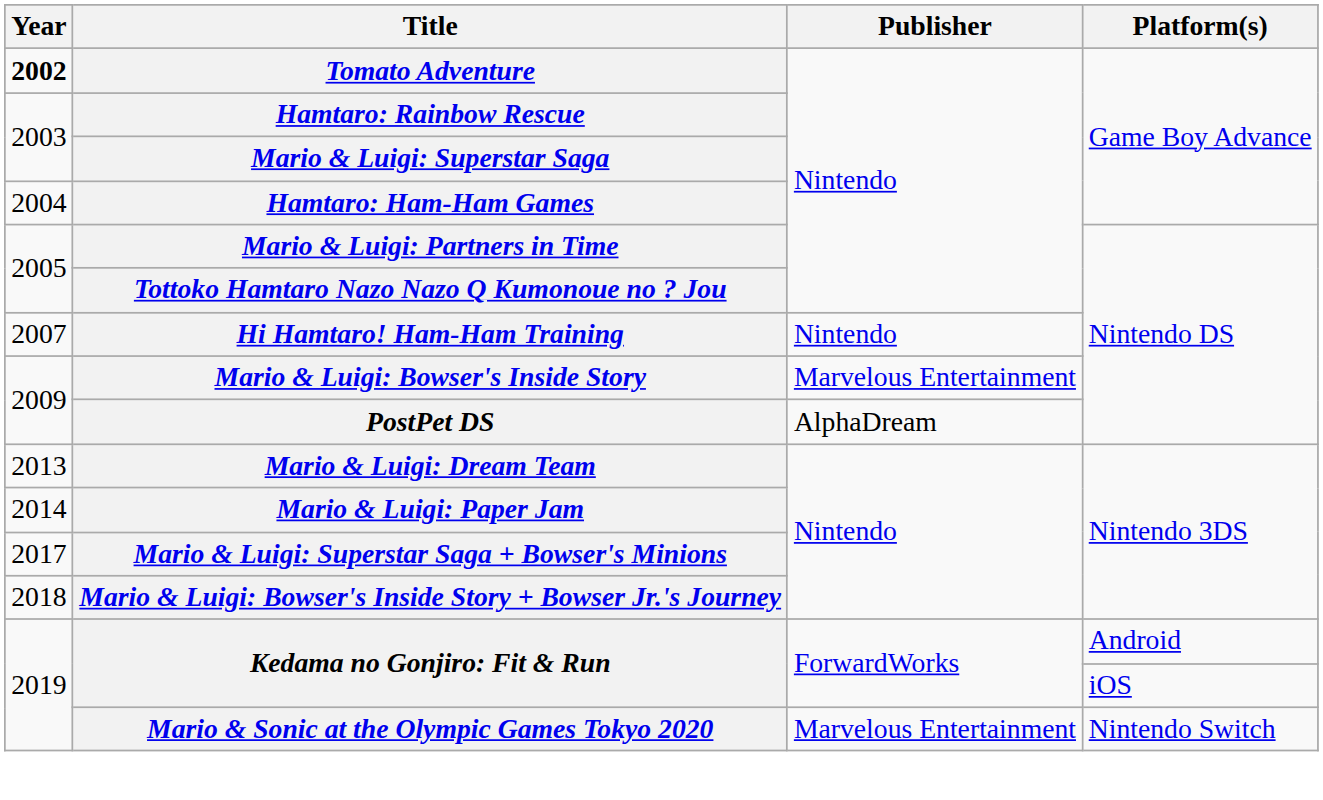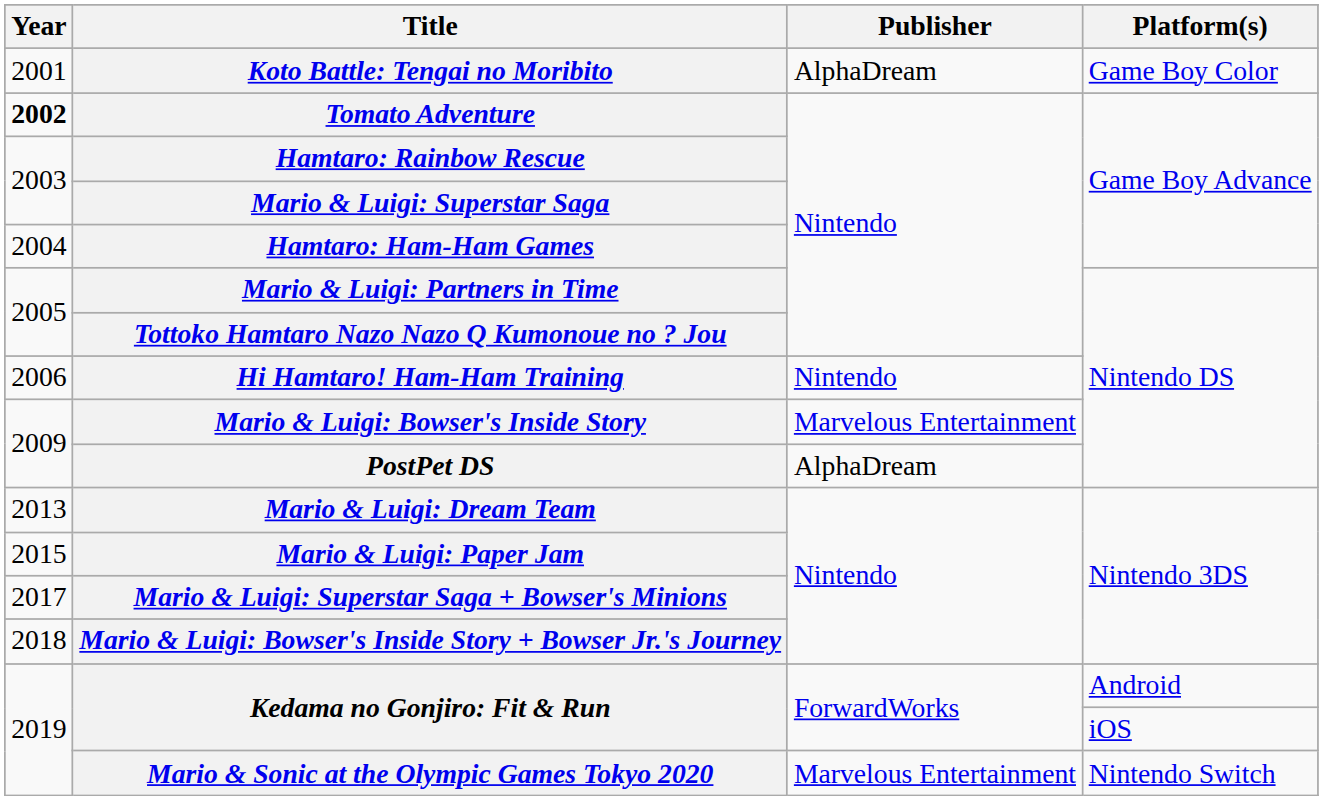+ row: (430, 70)
(39, 333) 2007 -> (39, 377) 2006
(39, 509) 2014 -> (39, 553) 2015
